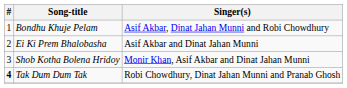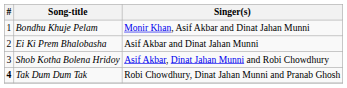(227, 28) Asif Akbar, Dinat Jahan Munni and Robi Chowdhury -> (217, 28) Monir Khan, Asif Akbar and Dinat Jahan Munni
(217, 59) Monir Khan, Asif Akbar and Dinat Jahan Munni -> (227, 59) Asif Akbar, Dinat Jahan Munni and Robi Chowdhury
